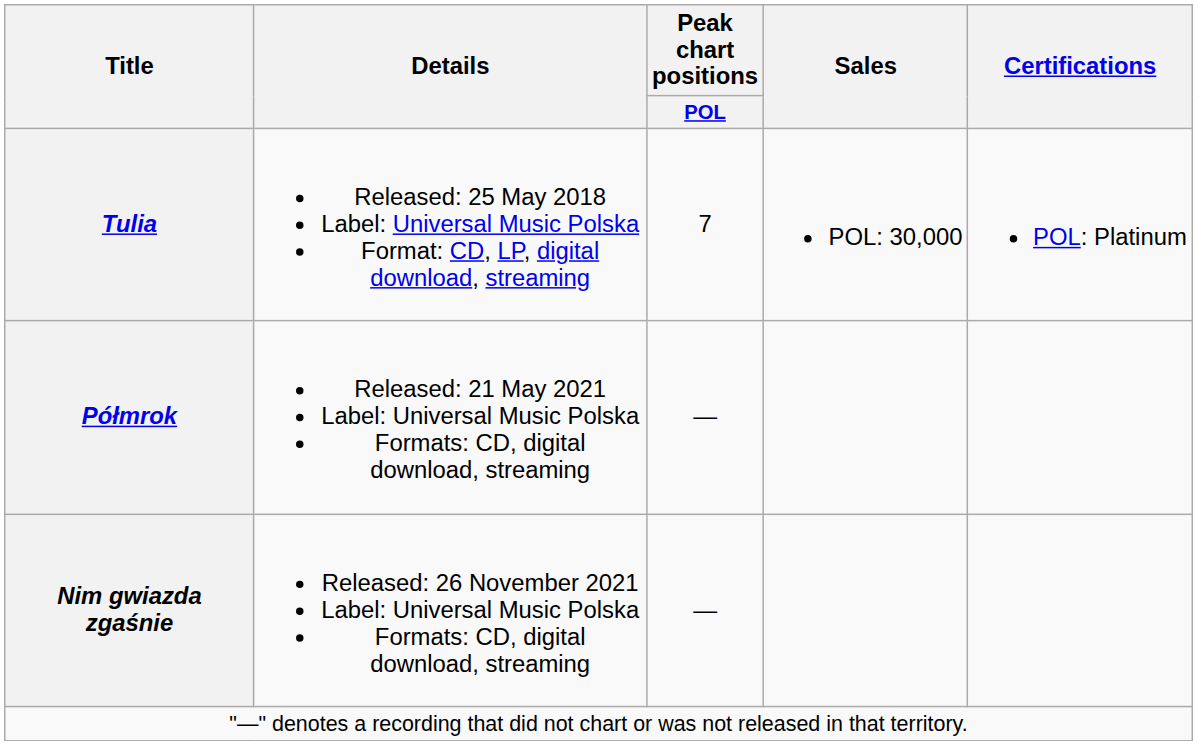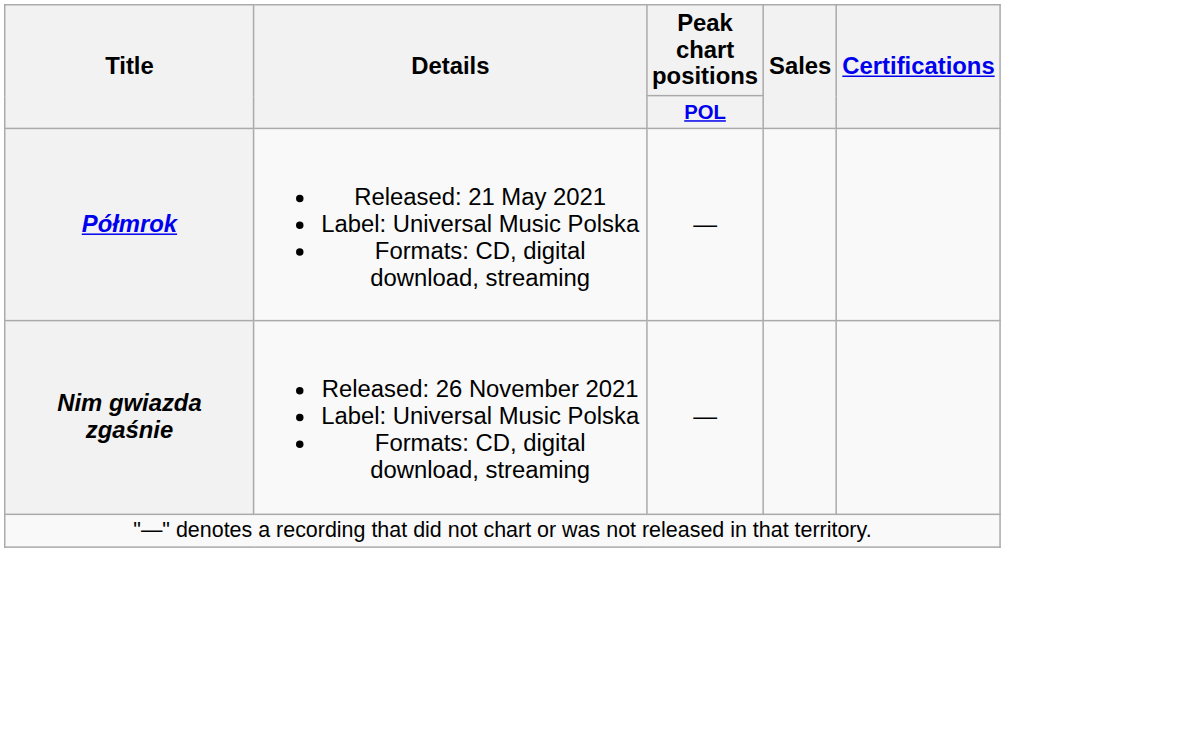- row: (129, 224)
